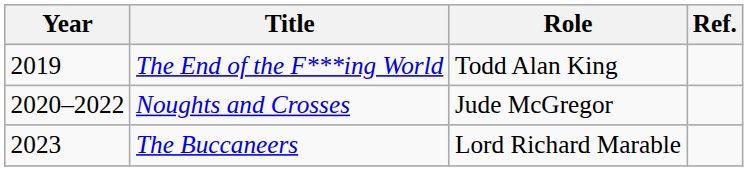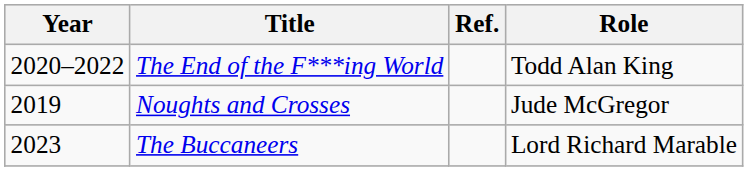columns swapped: (568, 24) <-> (715, 24)
(36, 64) 2019 -> (67, 64) 2020–2022
(67, 104) 2020–2022 -> (36, 104) 2019
